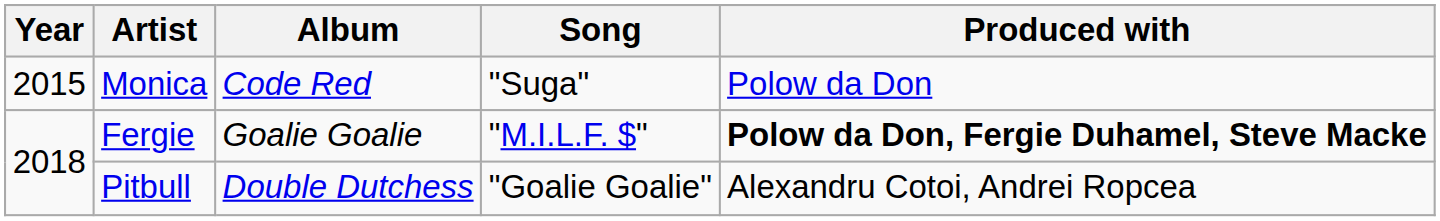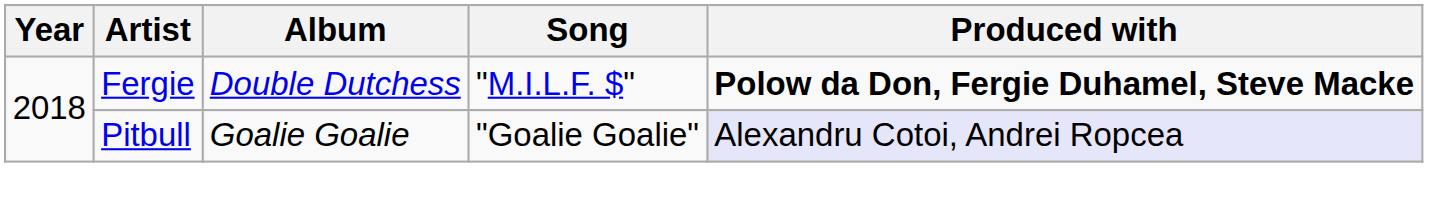- row: (154, 82)
(322, 135) Goalie Goalie -> (335, 82) Double Dutchess
(348, 187) Double Dutchess -> (310, 135) Goalie Goalie
(962, 187) no background -> (949, 135) lavender background
